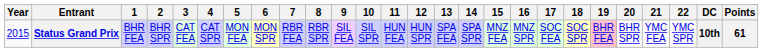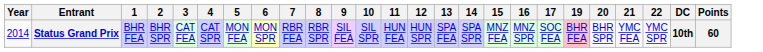- column: (577, 12)
(18, 33) 2015 -> (18, 33) 2014
(740, 33) 61 -> (713, 33) 60
